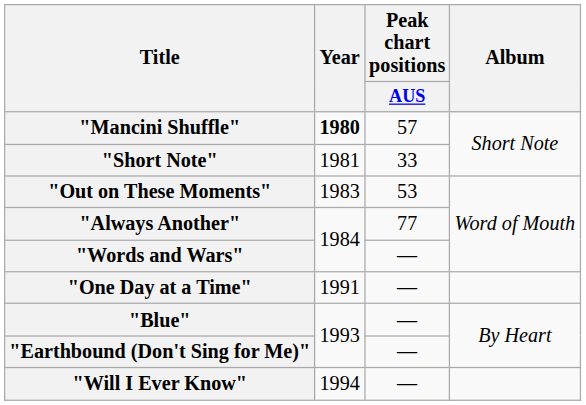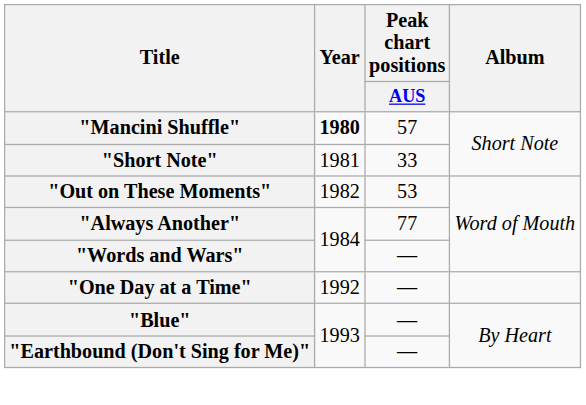(340, 191) 1983 -> (340, 191) 1982
(340, 287) 1991 -> (340, 287) 1992
- row: (160, 383)
